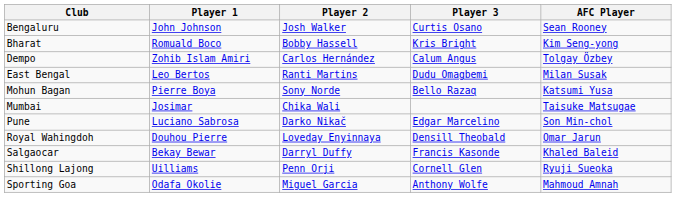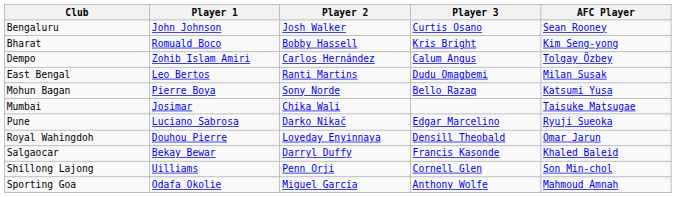(578, 122) Son Min-chol -> (578, 122) Ryuji Sueoka
(578, 169) Ryuji Sueoka -> (578, 169) Son Min-chol
